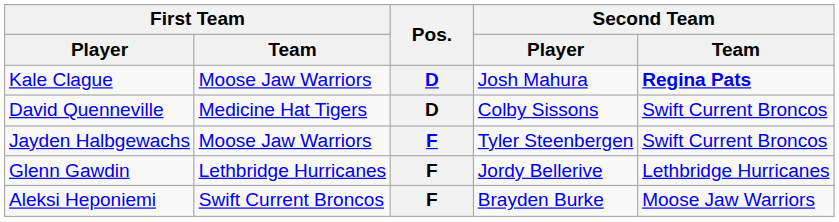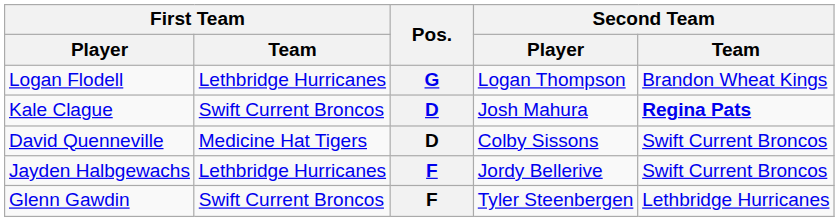+ row: (66, 79)
(285, 79) Moose Jaw Warriors -> (291, 110) Swift Current Broncos
(285, 140) Moose Jaw Warriors -> (292, 170) Lethbridge Hurricanes
(556, 140) Tyler Steenbergen -> (540, 170) Jordy Bellerive
(292, 170) Lethbridge Hurricanes -> (291, 200) Swift Current Broncos
(540, 170) Jordy Bellerive -> (556, 200) Tyler Steenbergen
- row: (83, 200)
